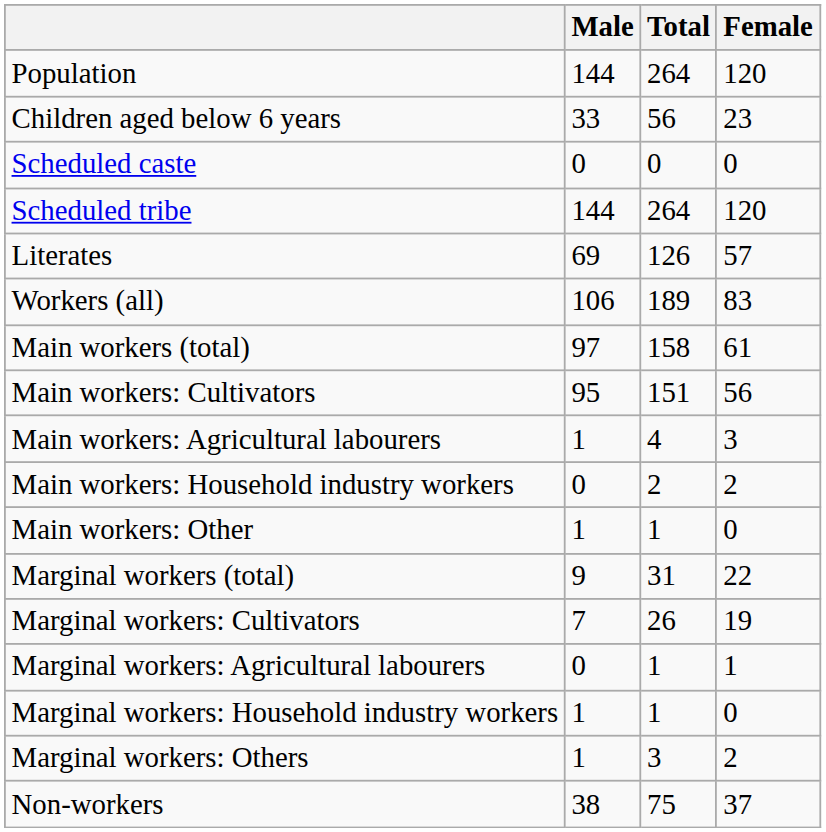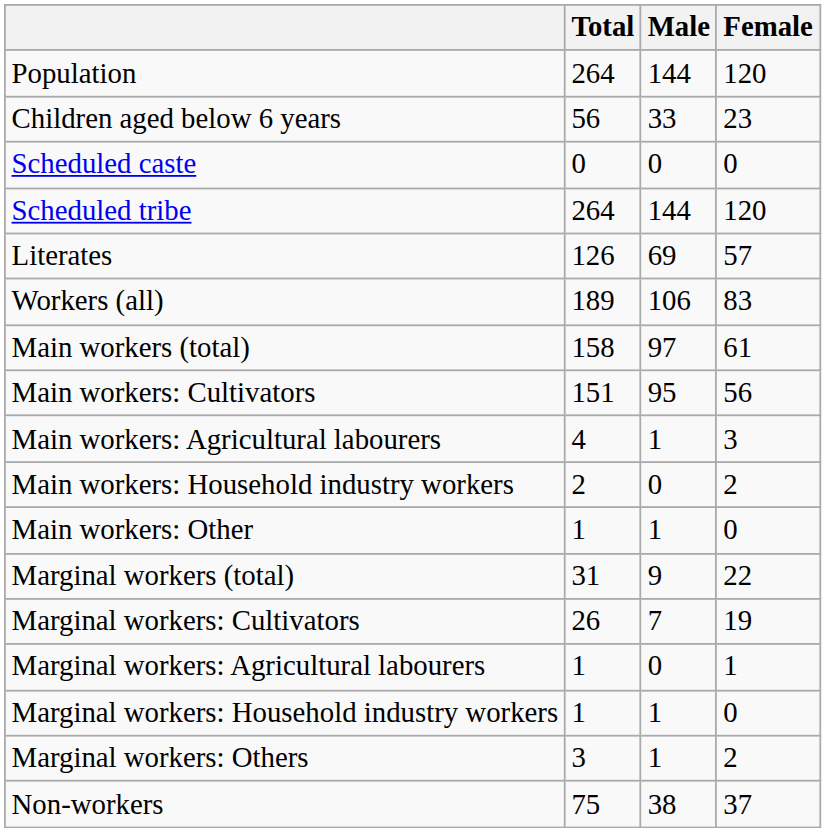columns swapped: (679, 27) <-> (603, 27)
